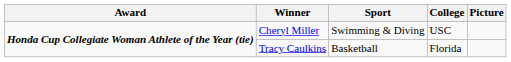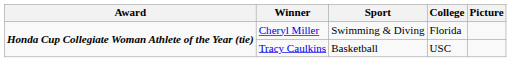(440, 30) USC -> (445, 30) Florida
(445, 48) Florida -> (440, 48) USC
